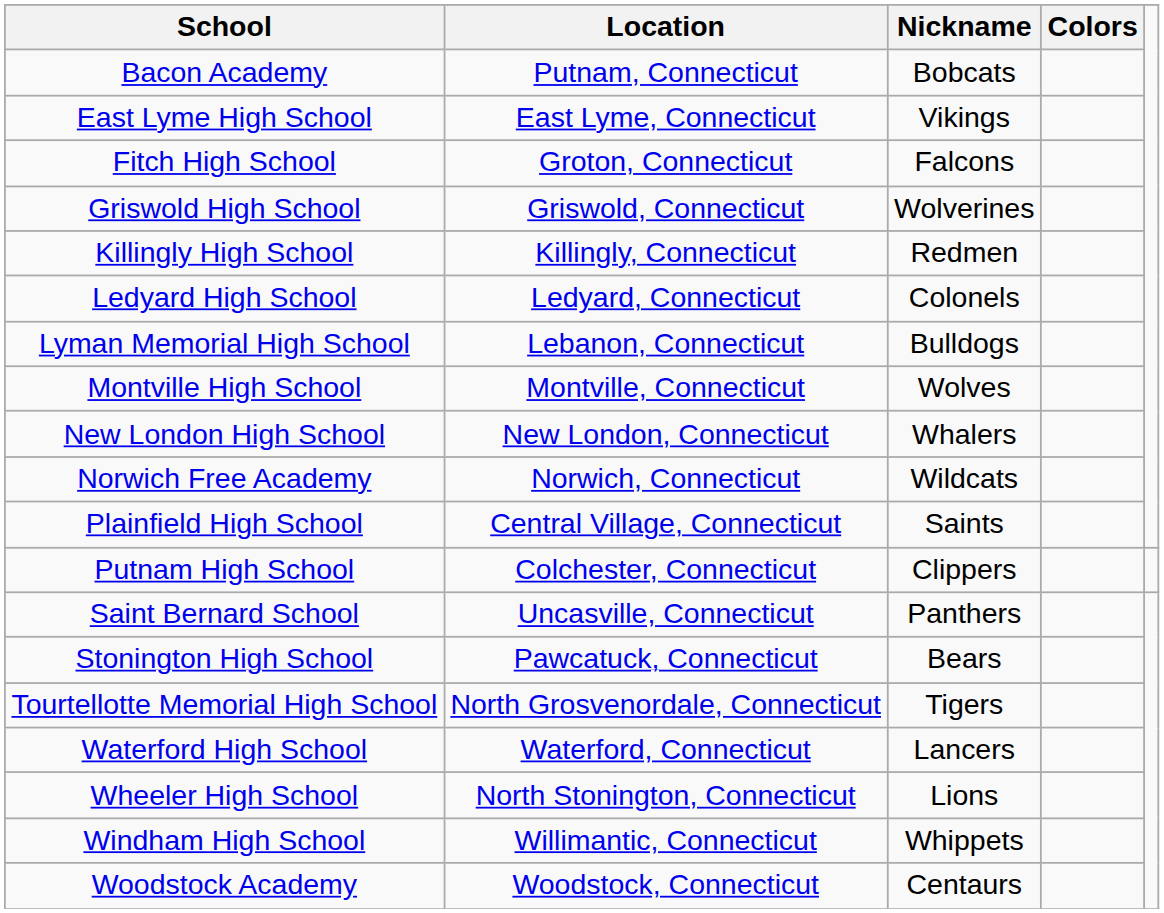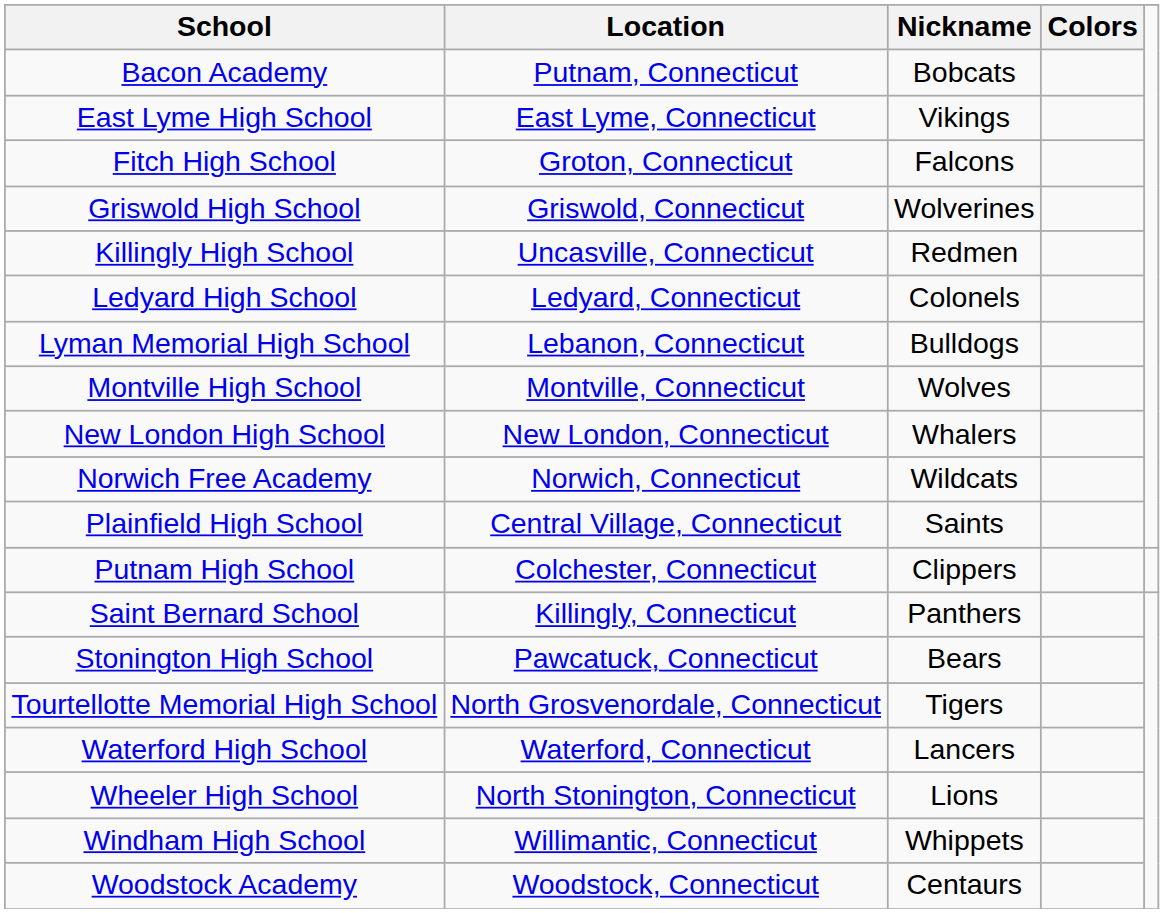(666, 252) Killingly, Connecticut -> (666, 252) Uncasville, Connecticut
(666, 614) Uncasville, Connecticut -> (666, 614) Killingly, Connecticut
